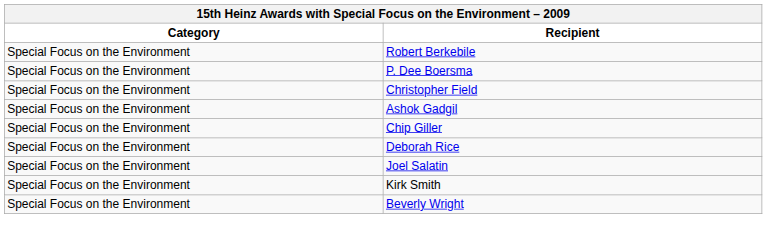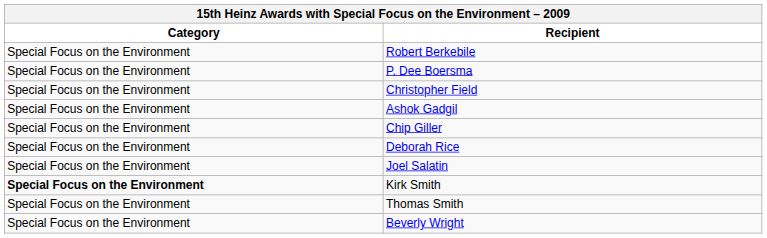(99, 185) normal -> (105, 185) bold
+ row: (425, 204)
